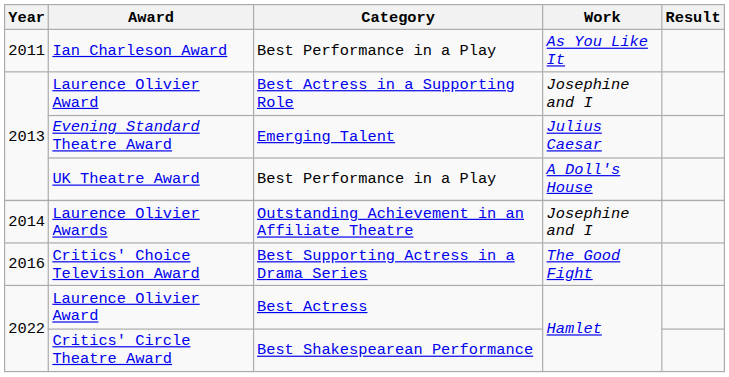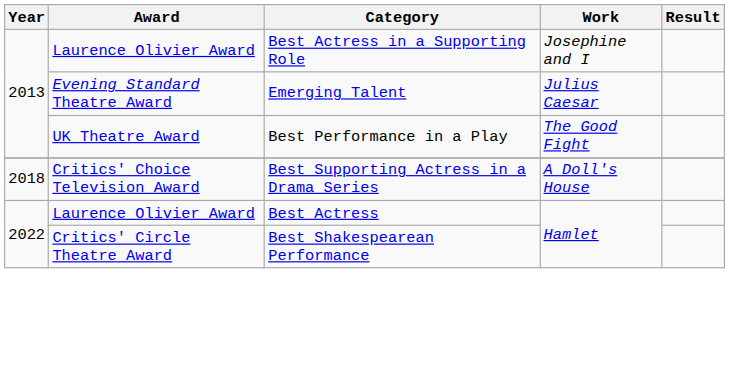- row: (140, 51)
(583, 179) A Doll's House -> (580, 136) The Good Fight
- row: (126, 222)
(27, 264) 2016 -> (27, 179) 2018
(583, 264) The Good Fight -> (580, 179) A Doll's House
